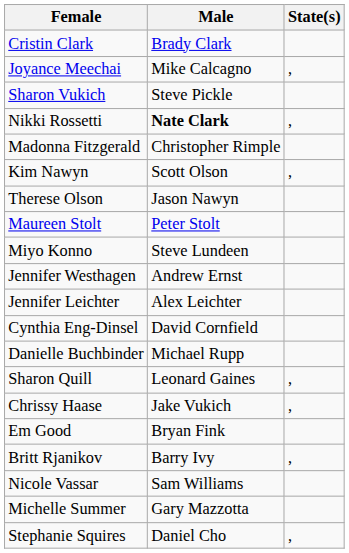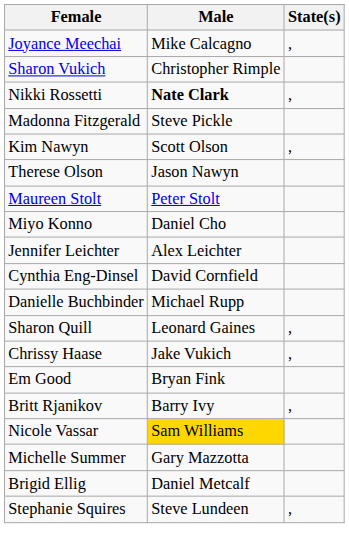- row: (51, 43)
(192, 95) Steve Pickle -> (216, 69) Christopher Rimple
(216, 146) Christopher Rimple -> (192, 120) Steve Pickle
(200, 250) Steve Lundeen -> (189, 224) Daniel Cho
- row: (72, 276)
(197, 483) no background -> (197, 431) gold background
+ row: (47, 483)
(189, 535) Daniel Cho -> (200, 509) Steve Lundeen
